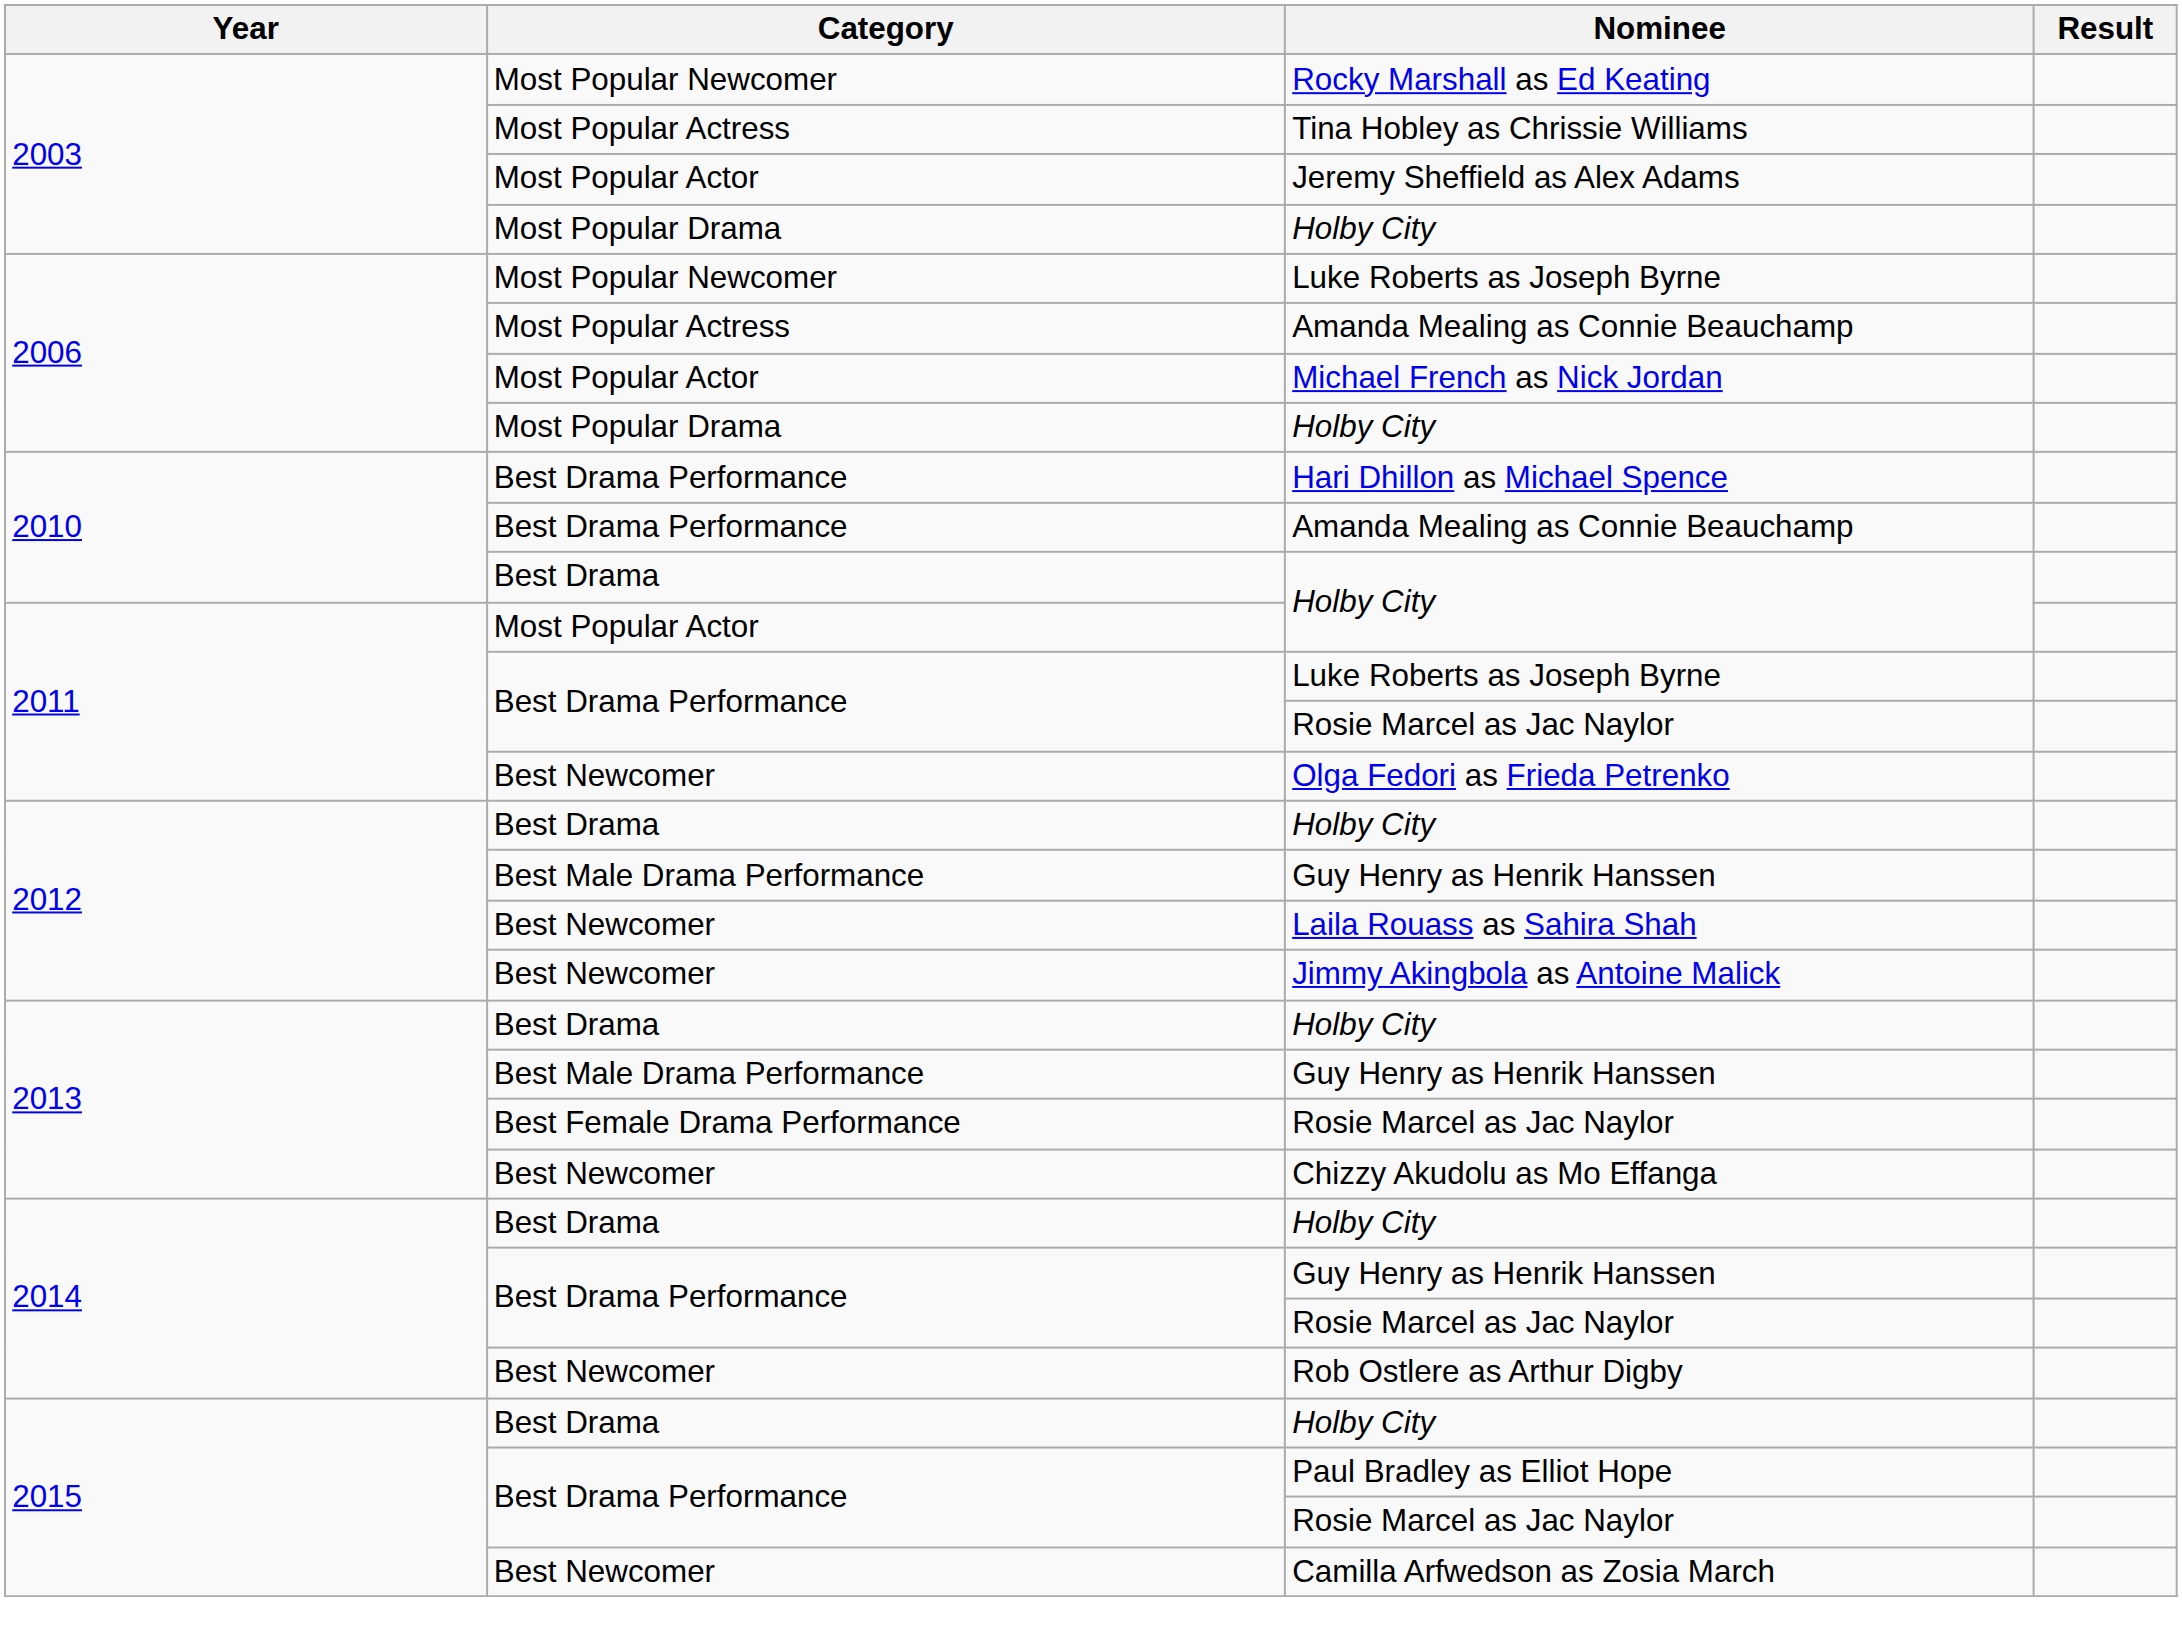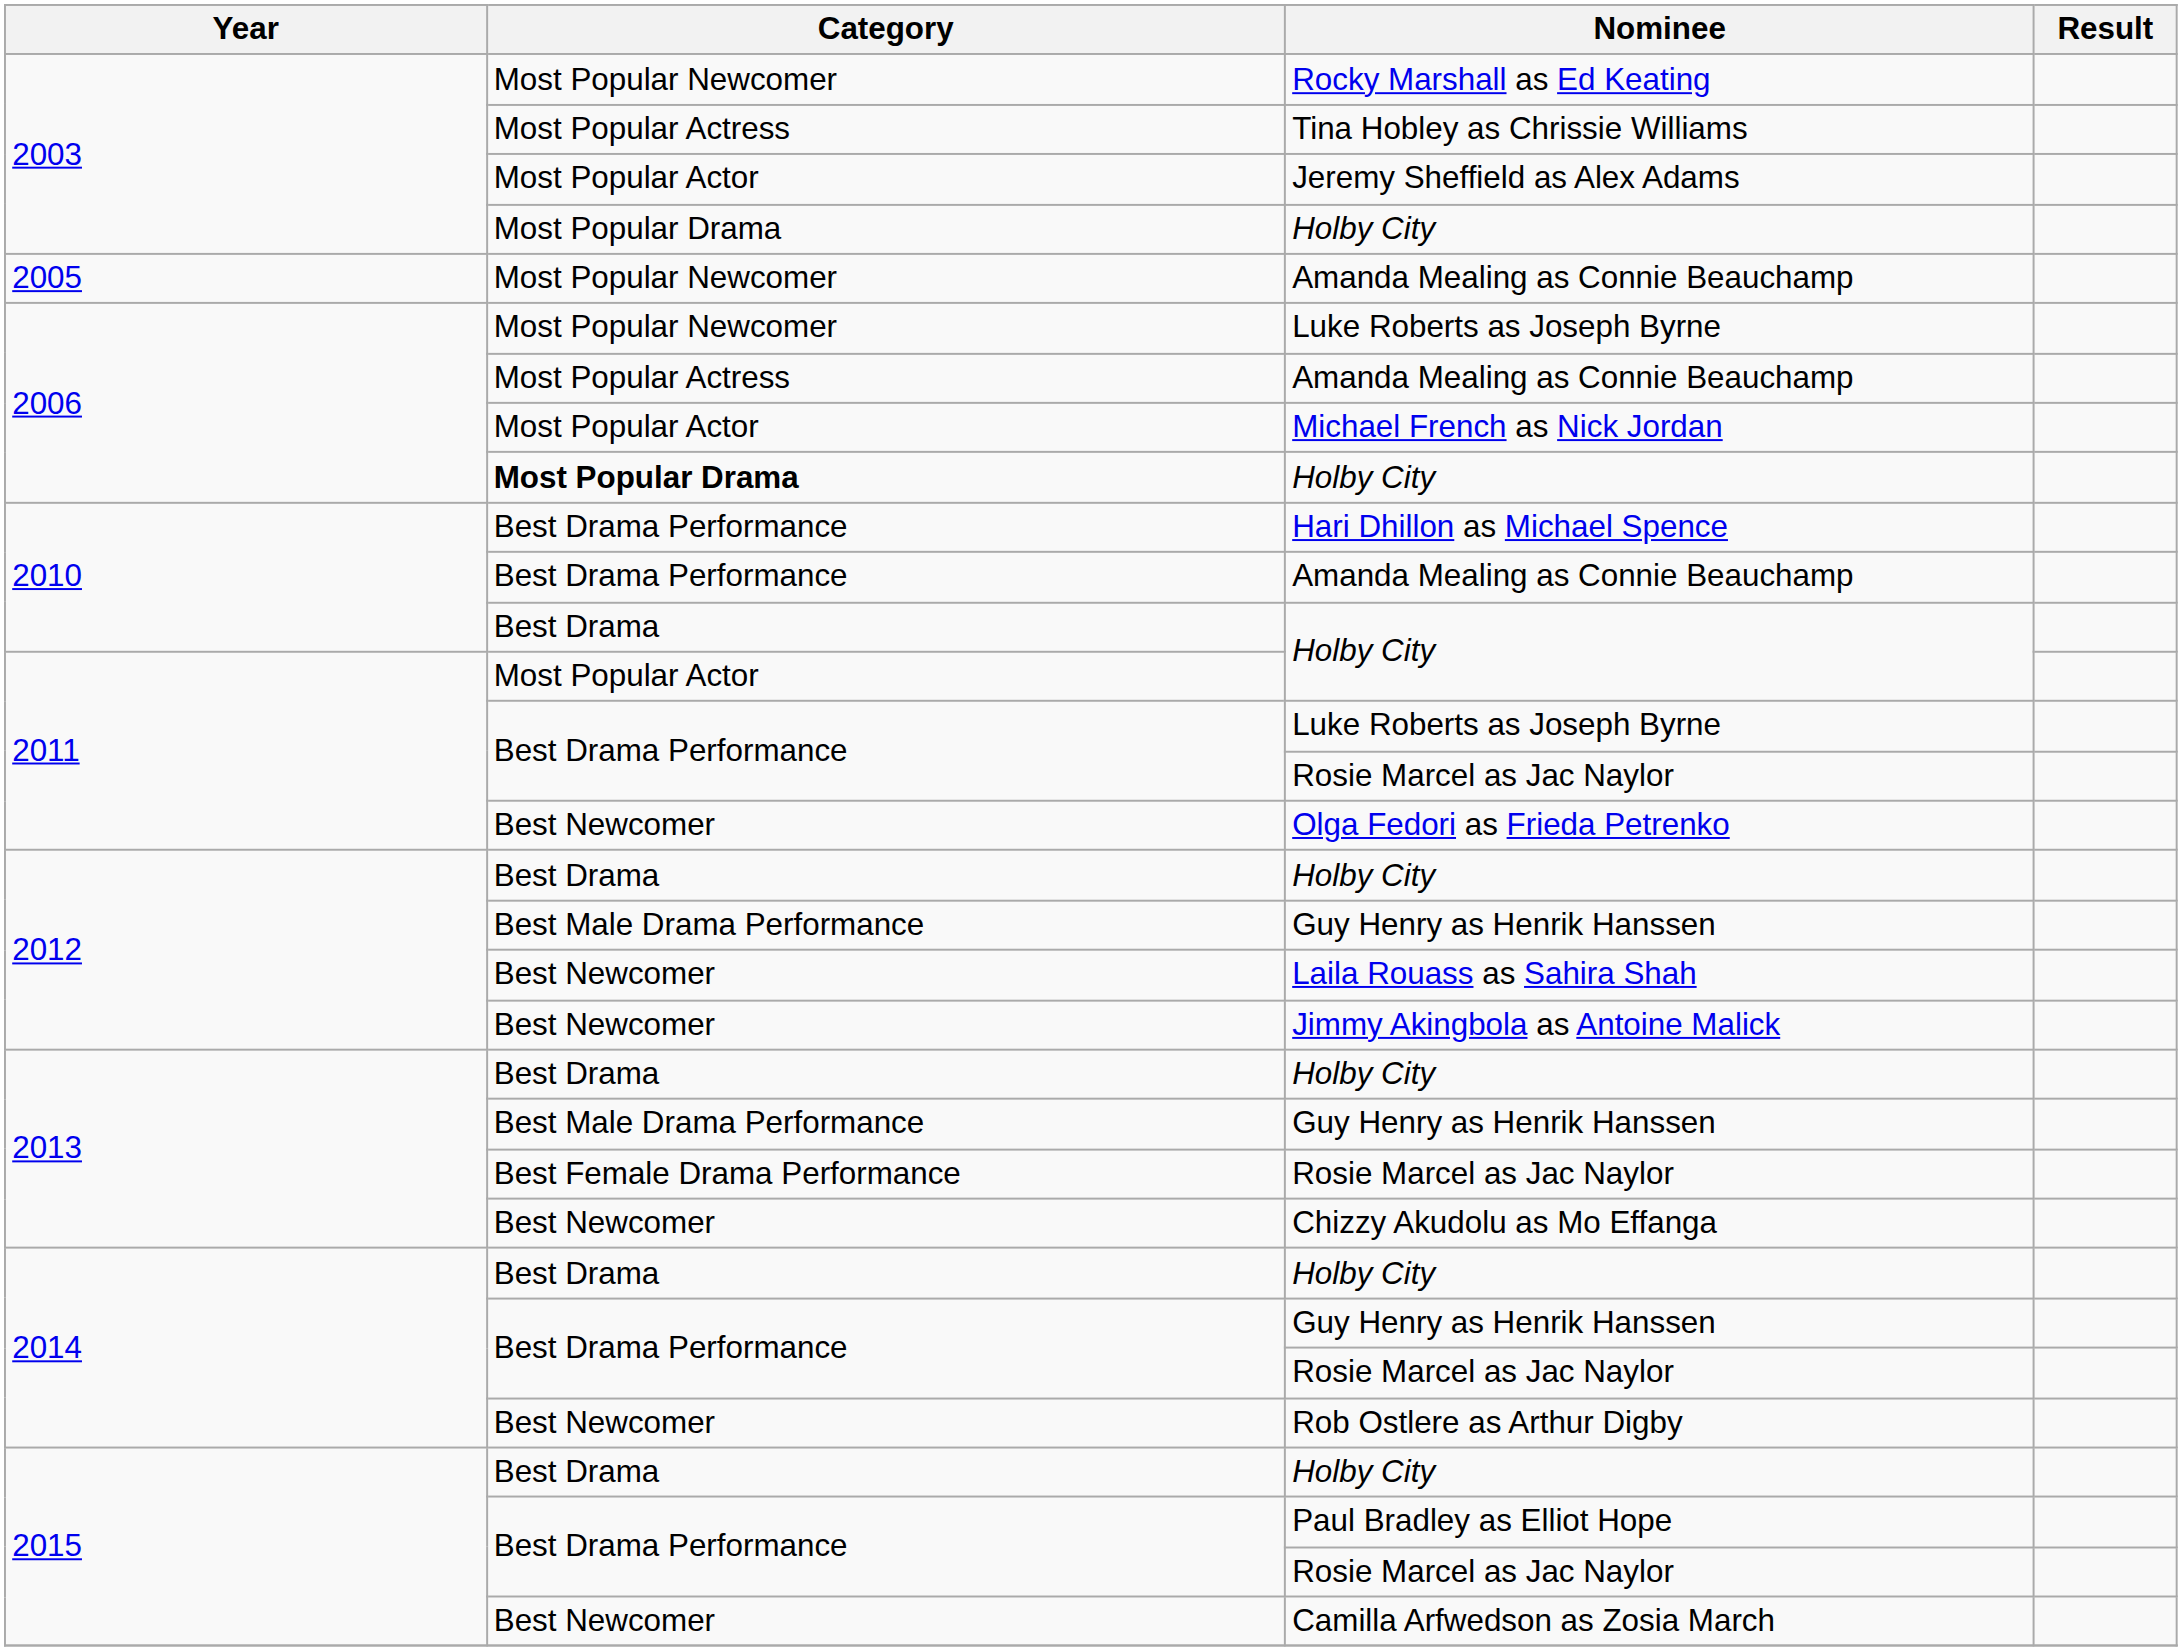+ row: (47, 278)
(638, 427) normal -> (646, 476) bold
